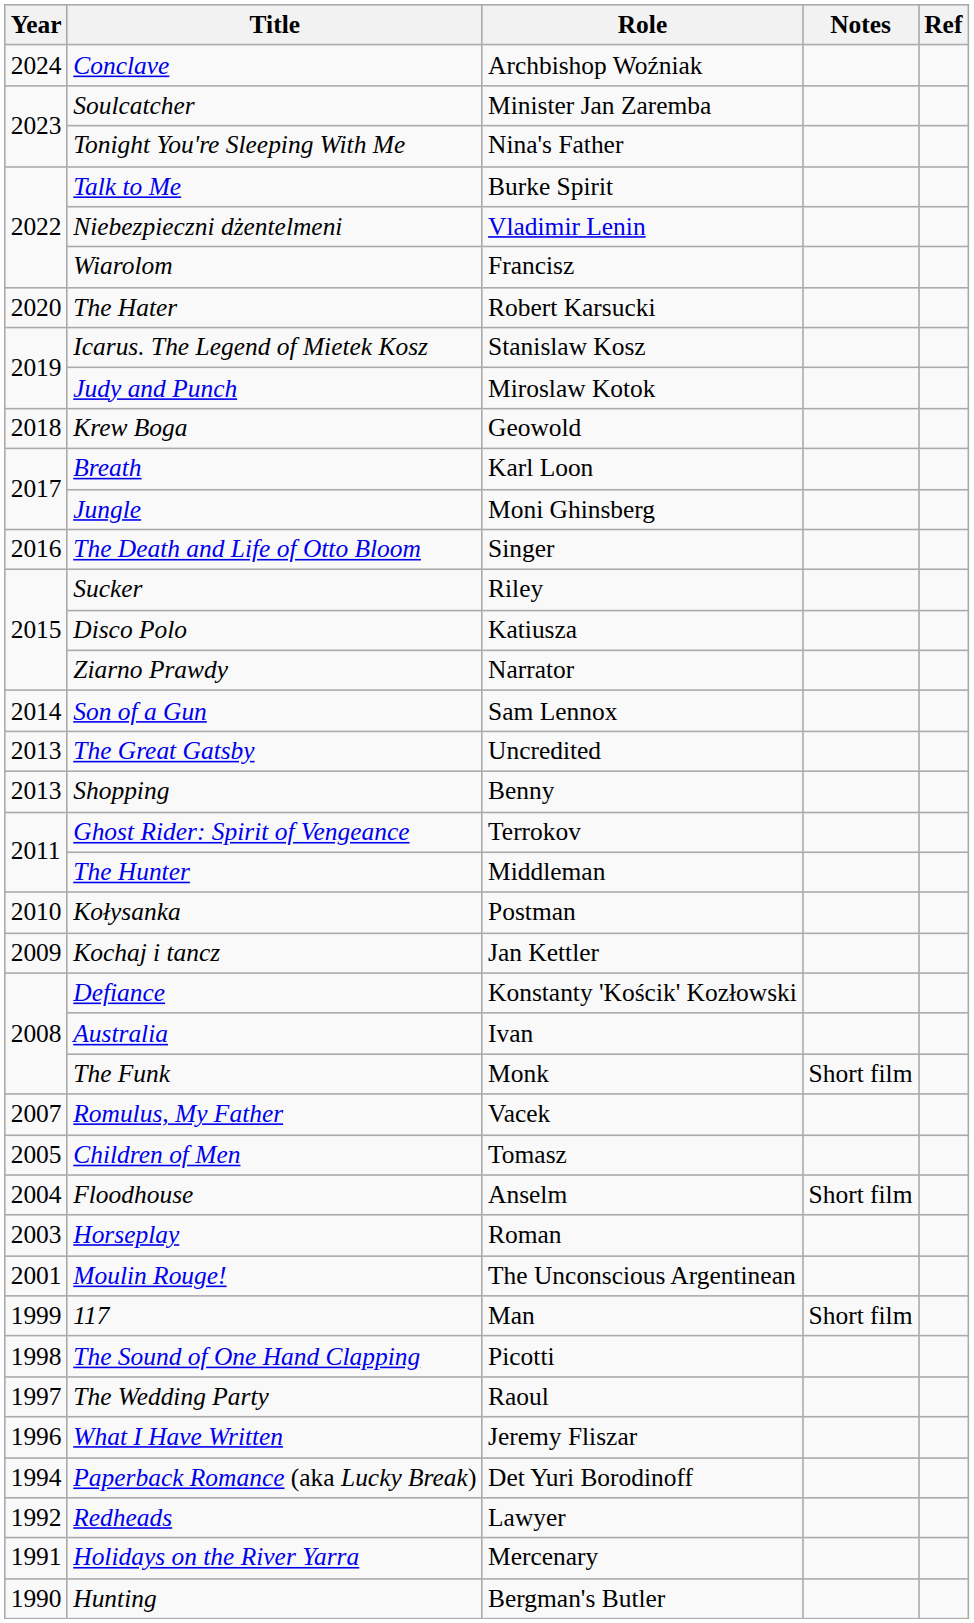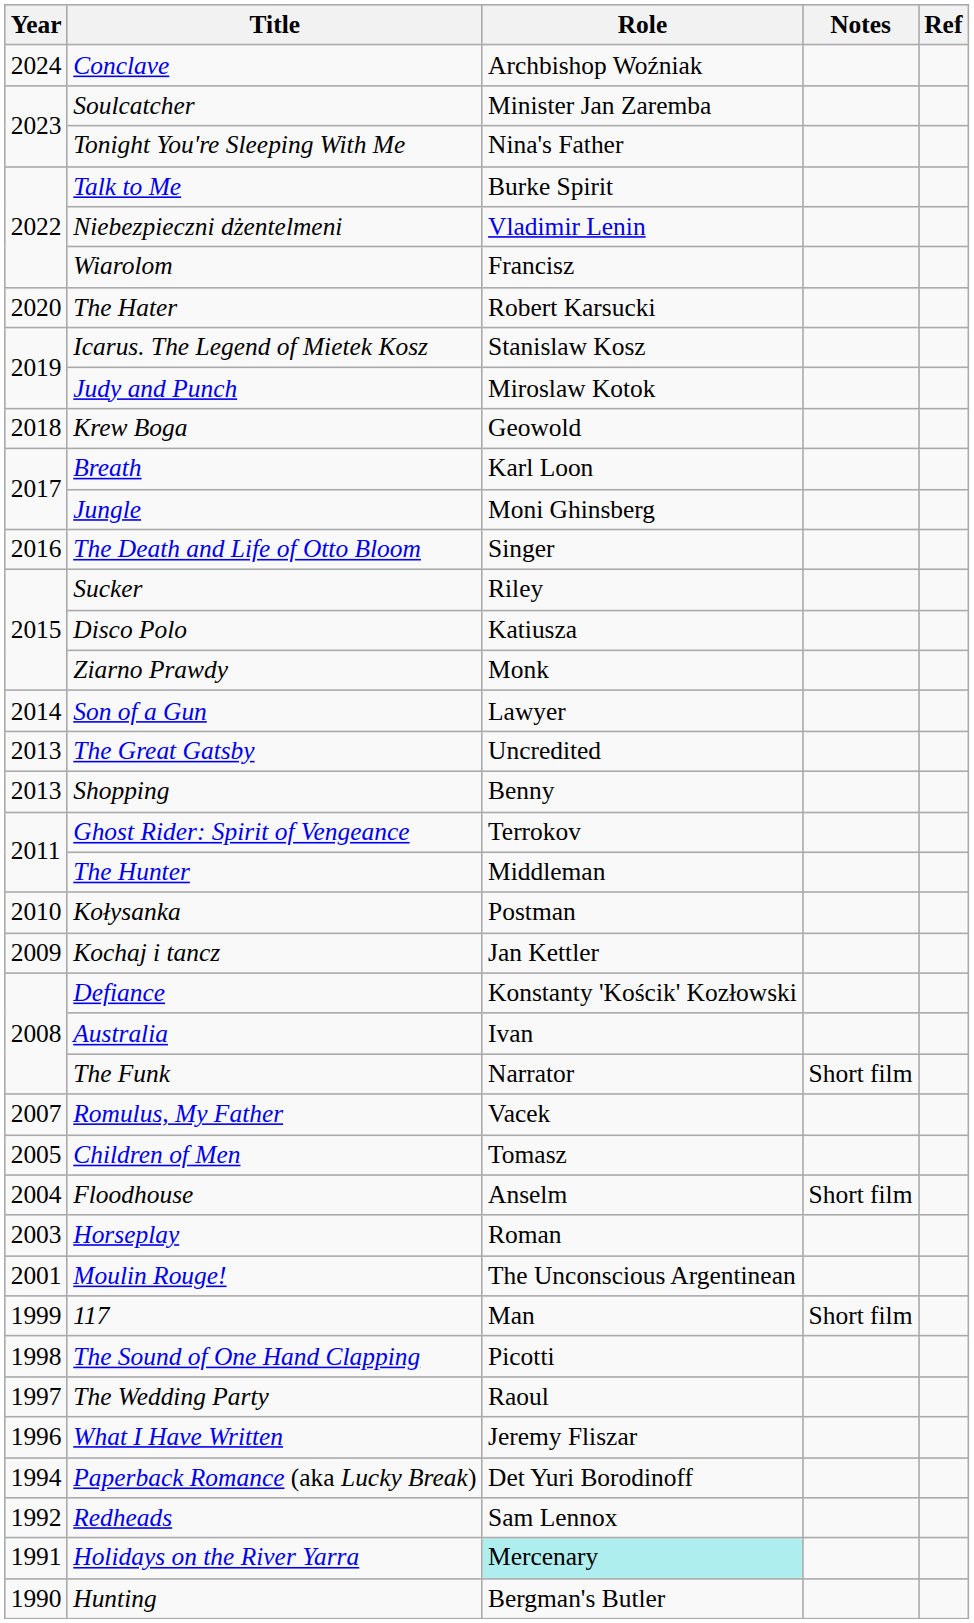(531, 670) Narrator -> (518, 670) Monk
(553, 710) Sam Lennox -> (527, 710) Lawyer
(518, 1073) Monk -> (531, 1073) Narrator
(527, 1517) Lawyer -> (553, 1517) Sam Lennox
(543, 1557) no background -> (543, 1557) paleturquoise background
